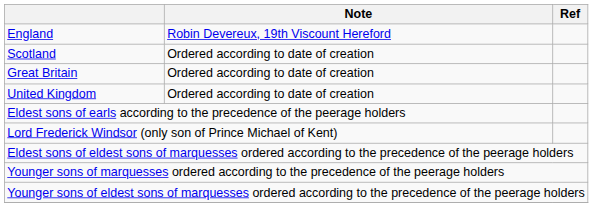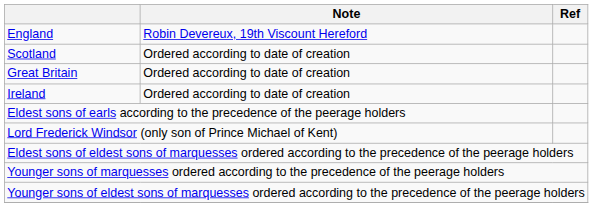+ row: (26, 93)
- row: (52, 93)
